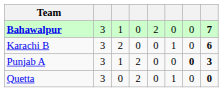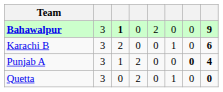(120, 29) normal -> (120, 29) bold
(209, 29) 7 -> (209, 29) 9
(209, 62) 3 -> (209, 62) 4
